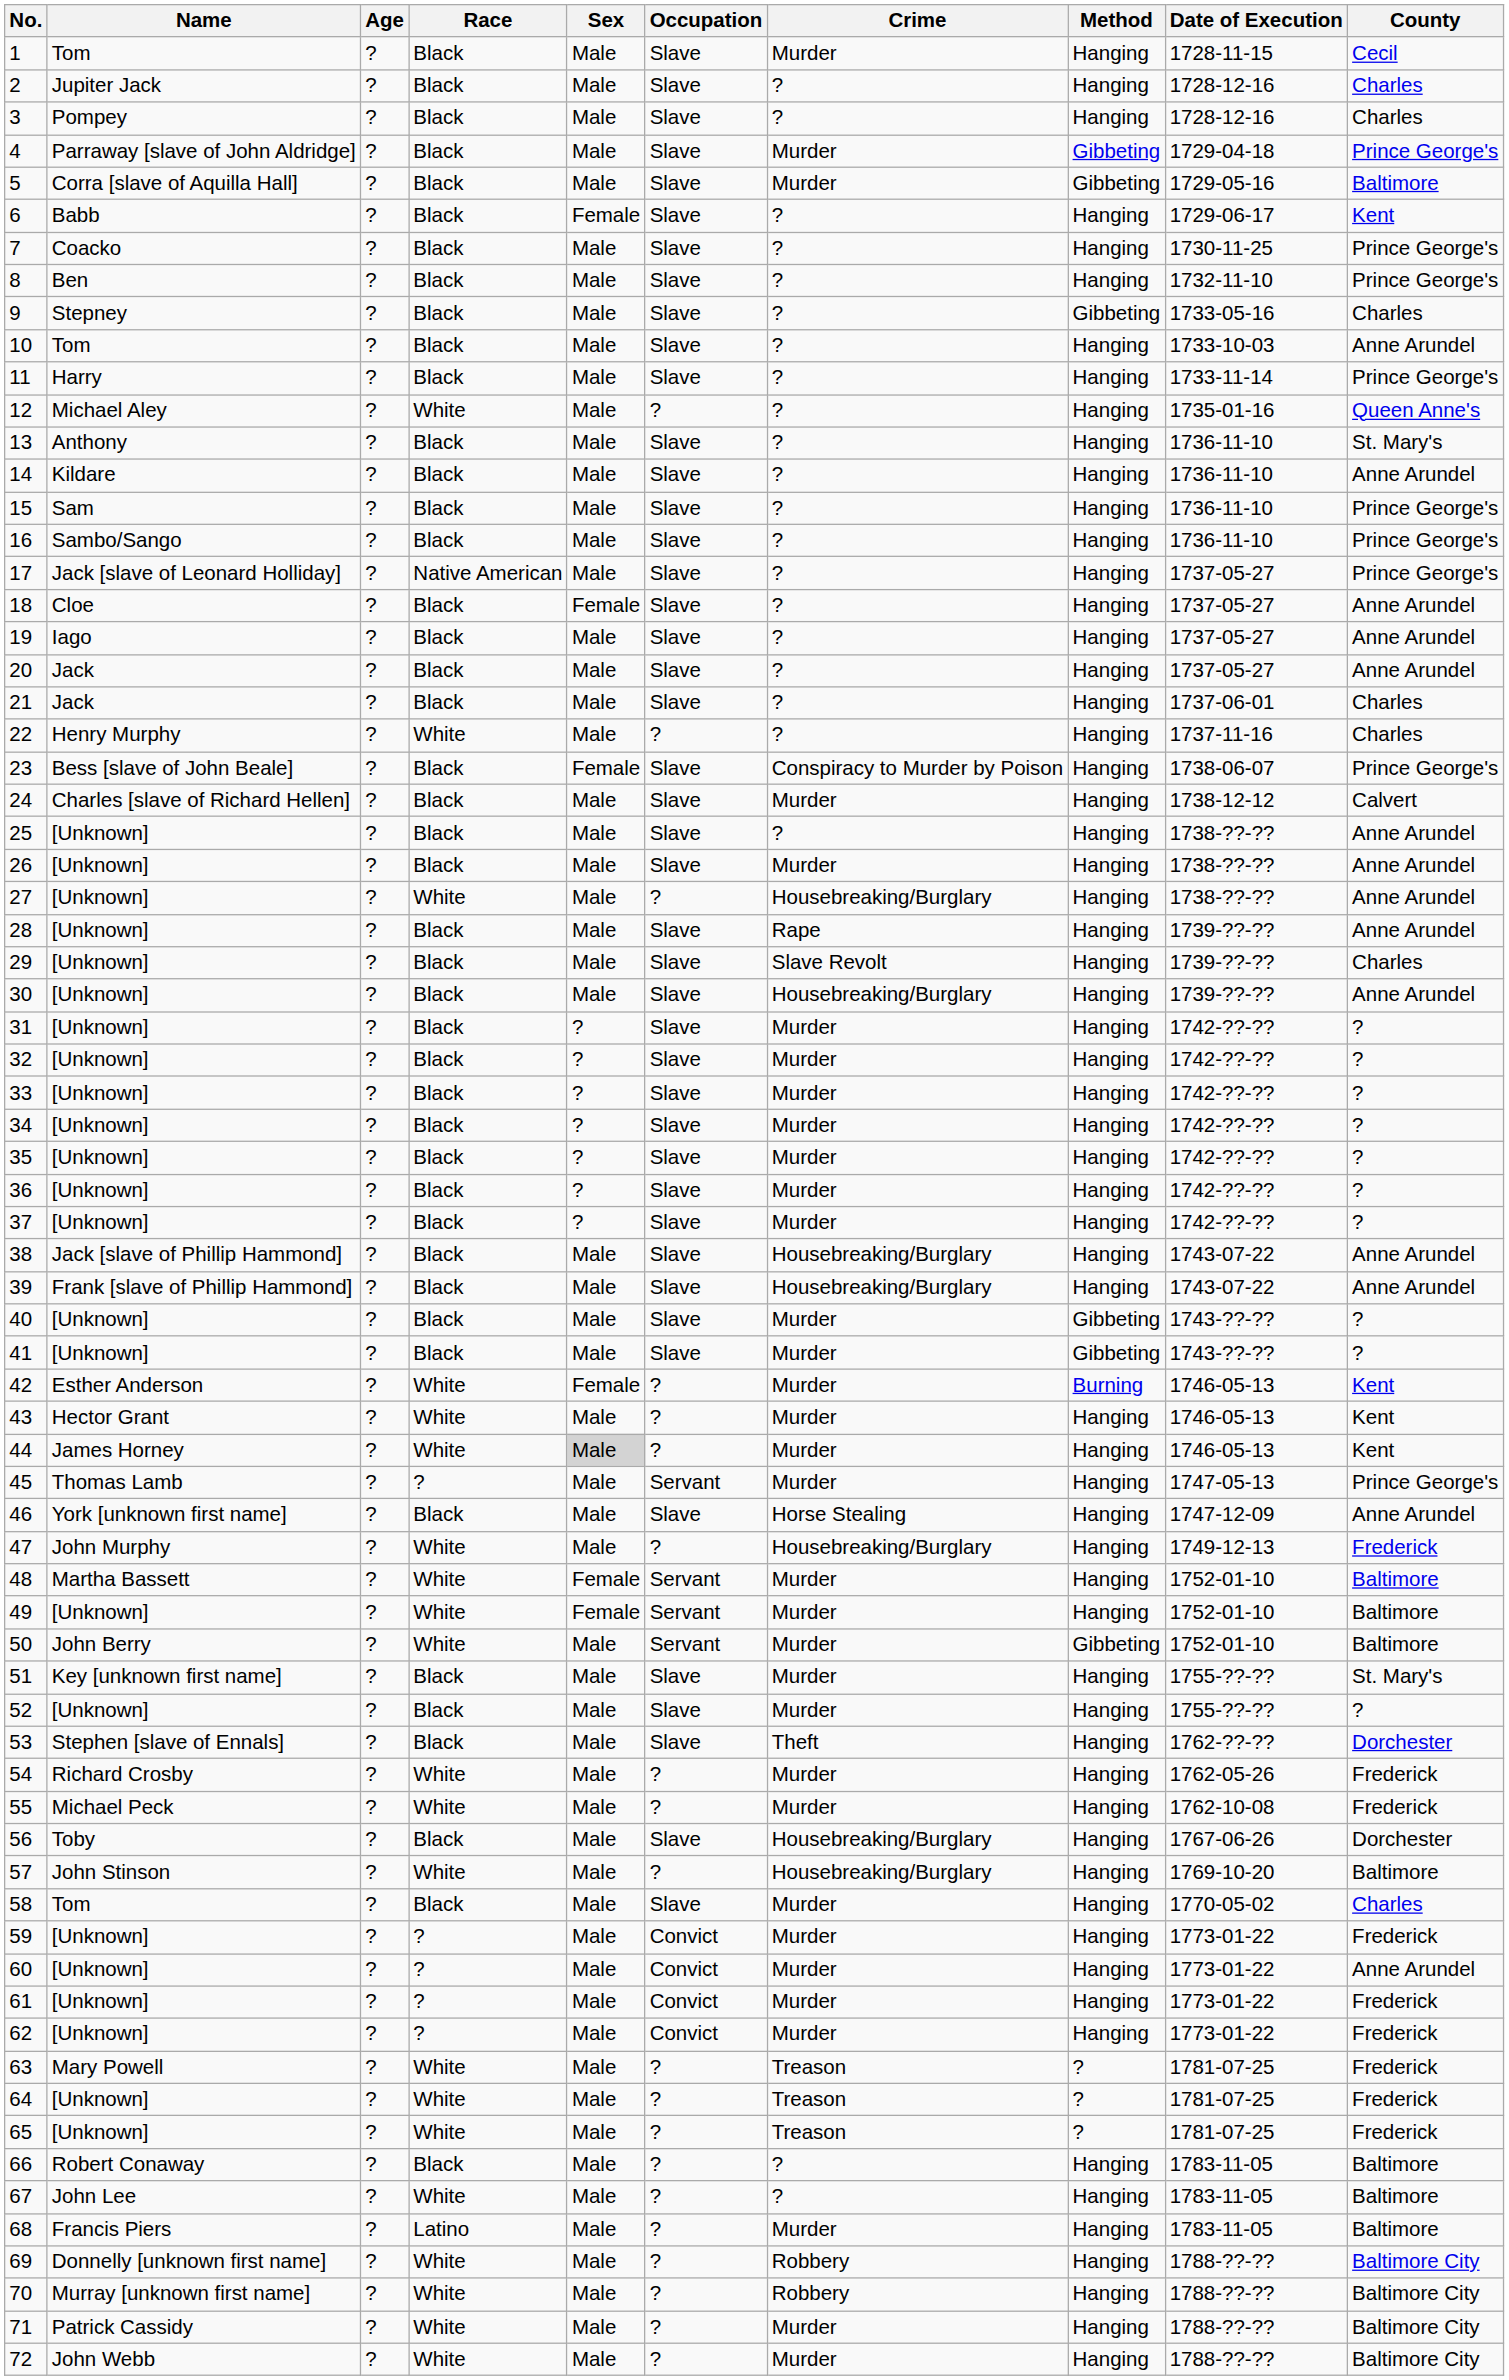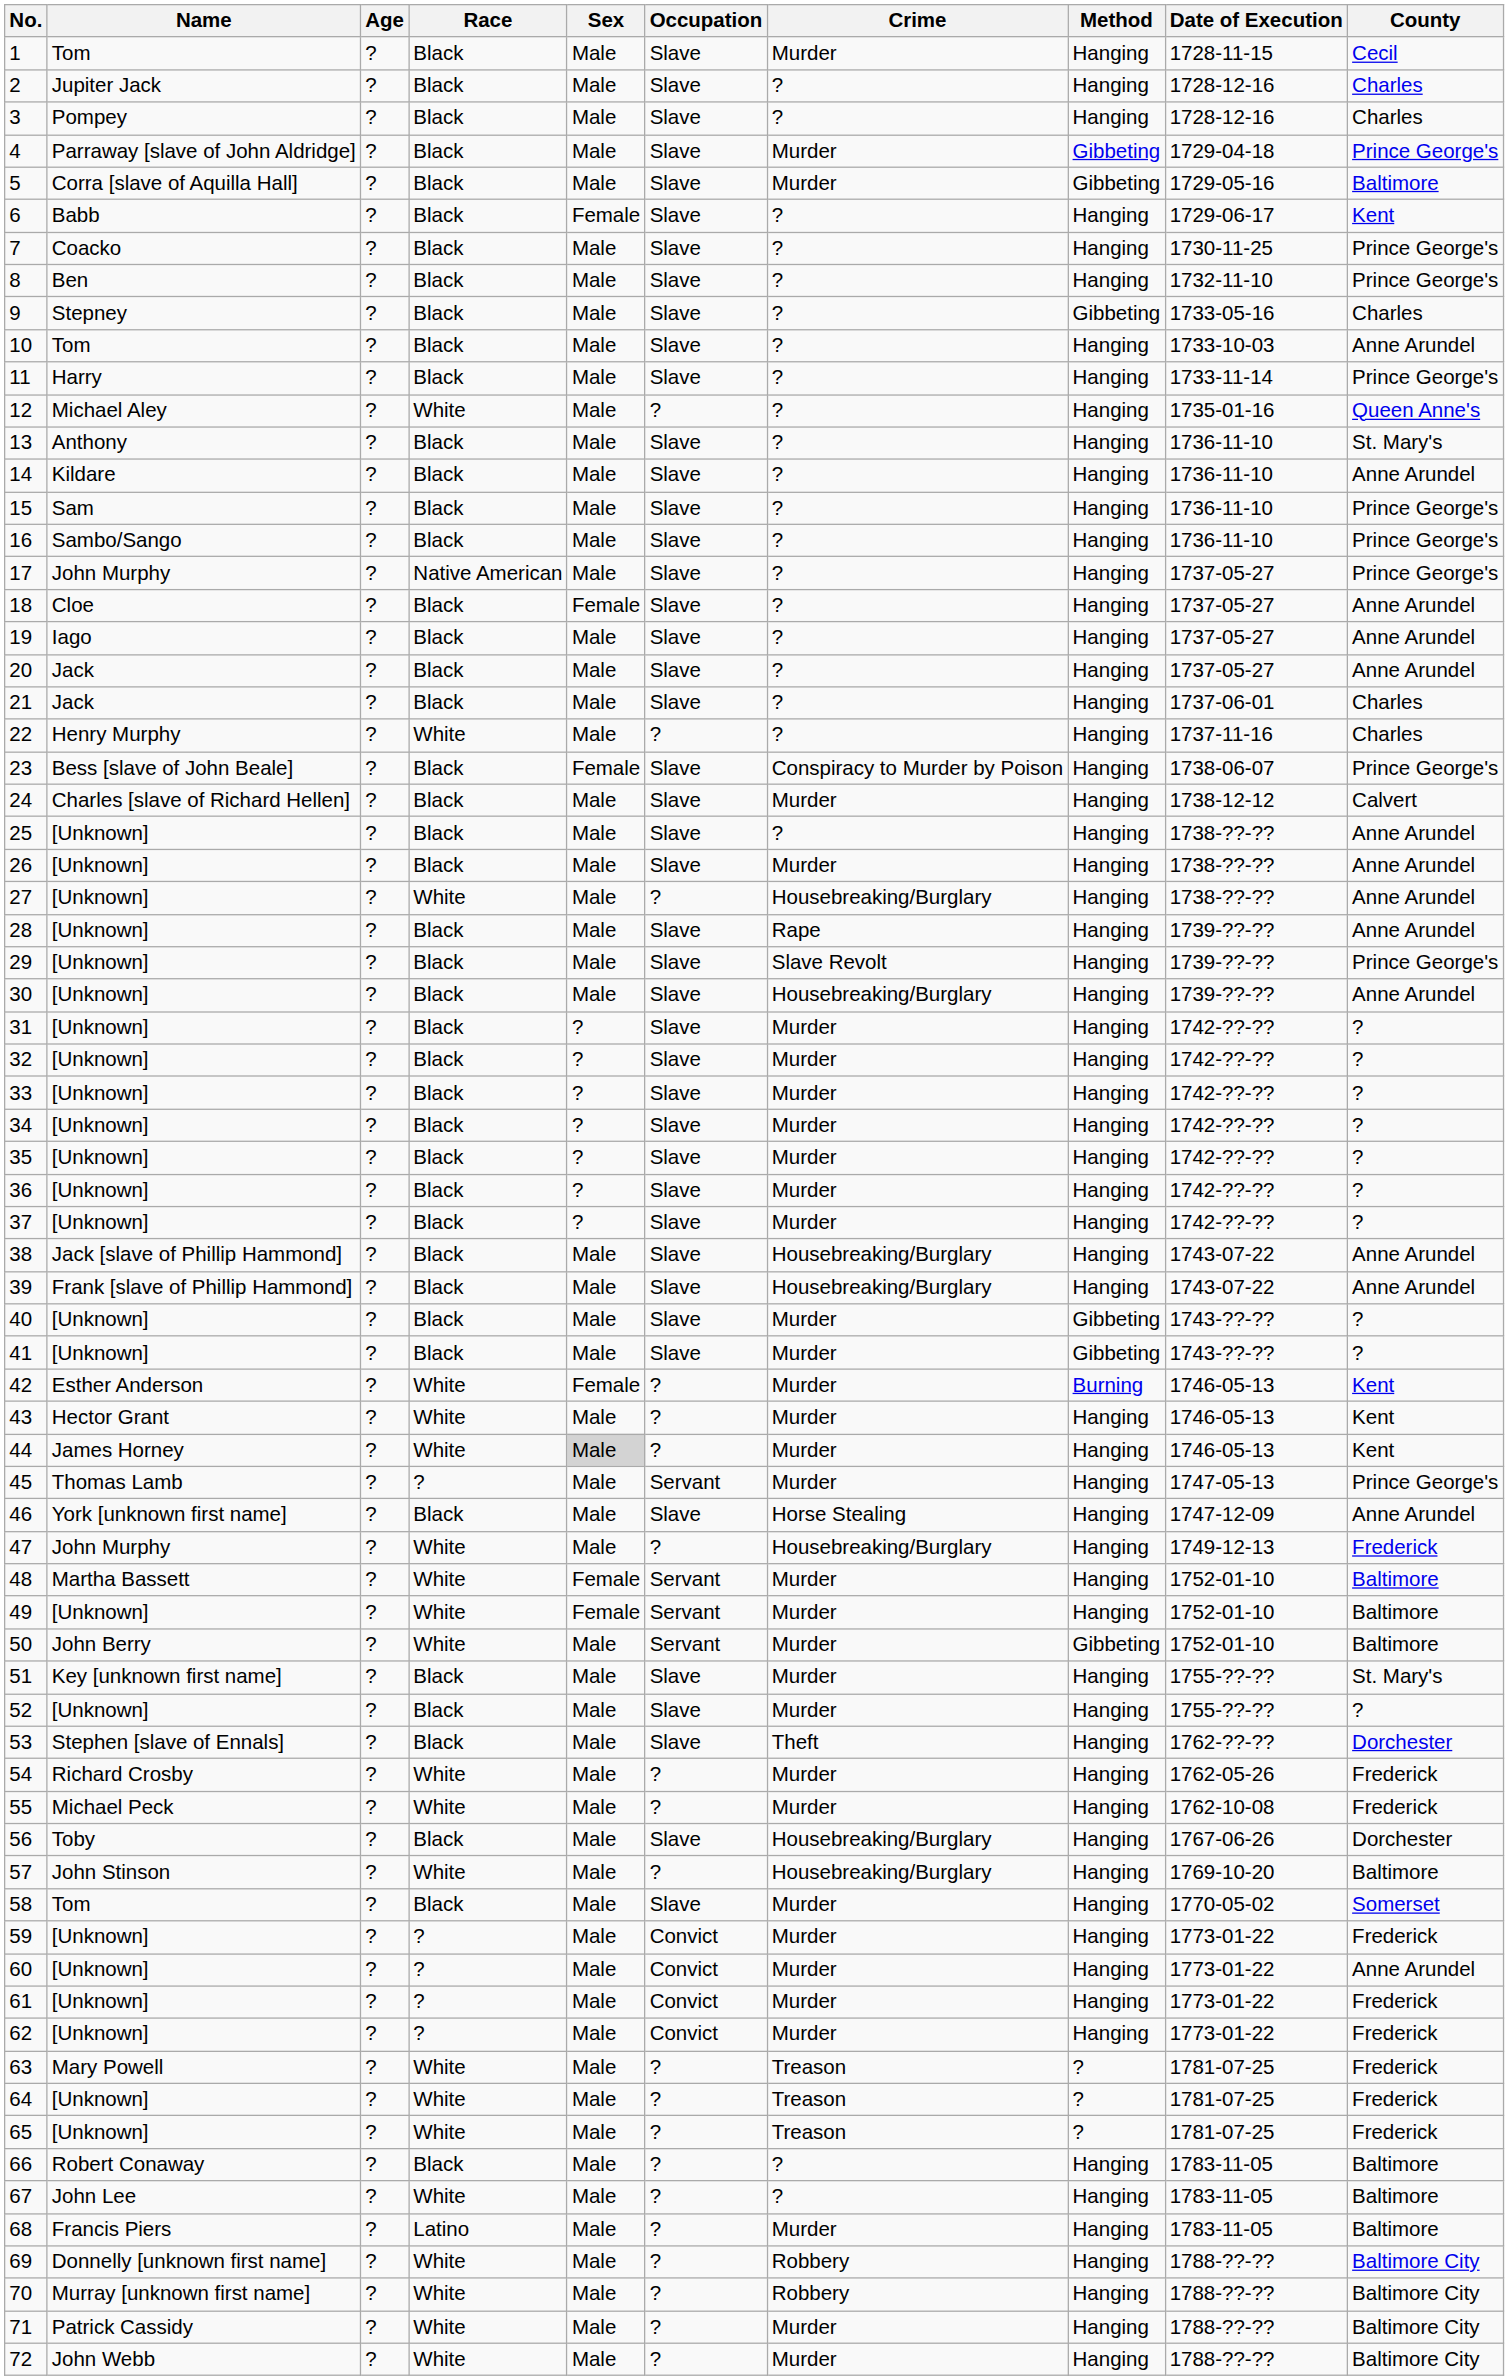(196, 572) Jack [slave of Leonard Holliday] -> (111, 572) John Murphy
(1387, 962) Charles -> (1425, 962) Prince George's
(1387, 1904) Charles -> (1396, 1904) Somerset
